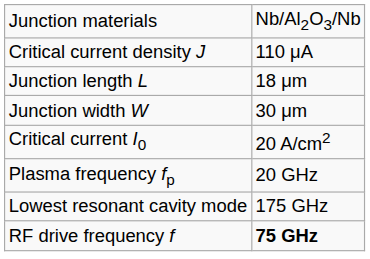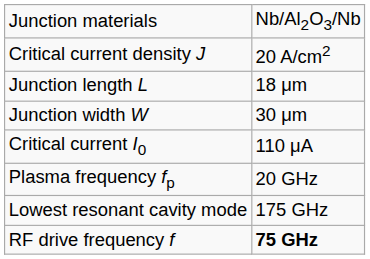(284, 51) 110 μA -> (293, 54) 20 A/cm2
(293, 141) 20 A/cm2 -> (284, 146) 110 μA
